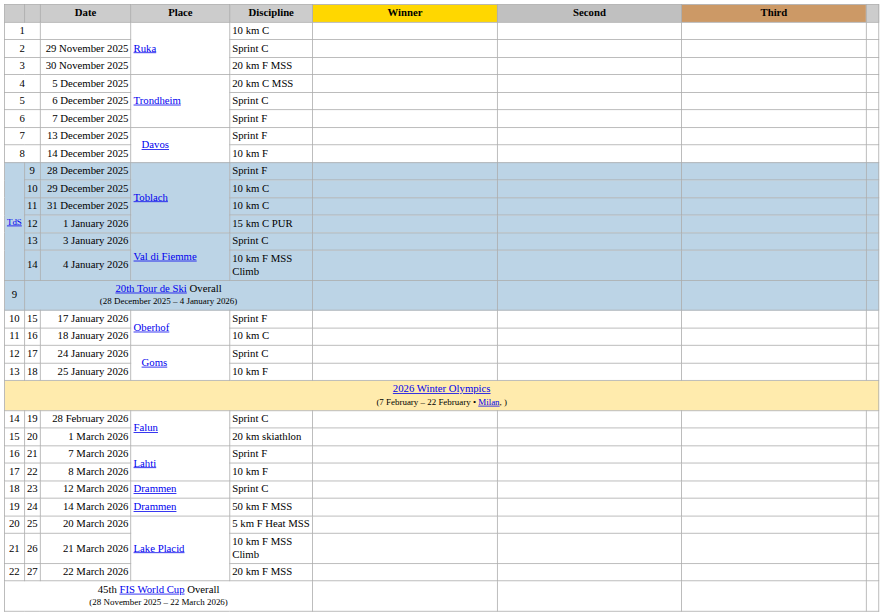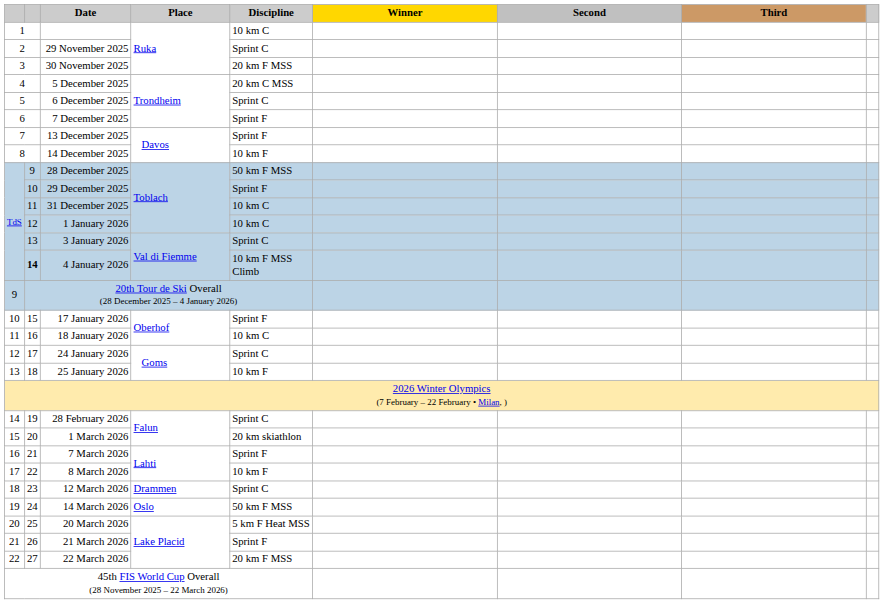(250, 170) Sprint F -> (262, 170) 50 km F MSS
(251, 188) 10 km C -> (250, 188) Sprint F
(262, 223) 15 km C PUR -> (251, 223) 10 km C
(32, 264) normal -> (32, 264) bold
(155, 506) Drammen -> (144, 506) Oslo
(262, 548) 10 km F MSS Climb -> (250, 541) Sprint F
